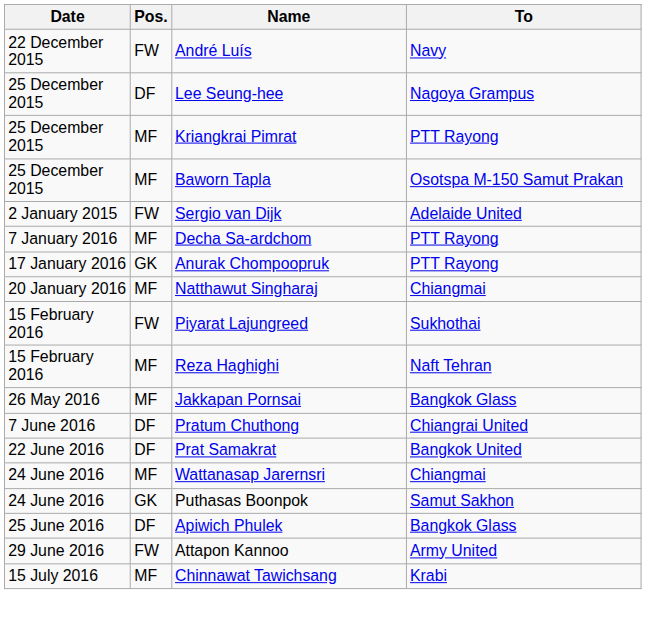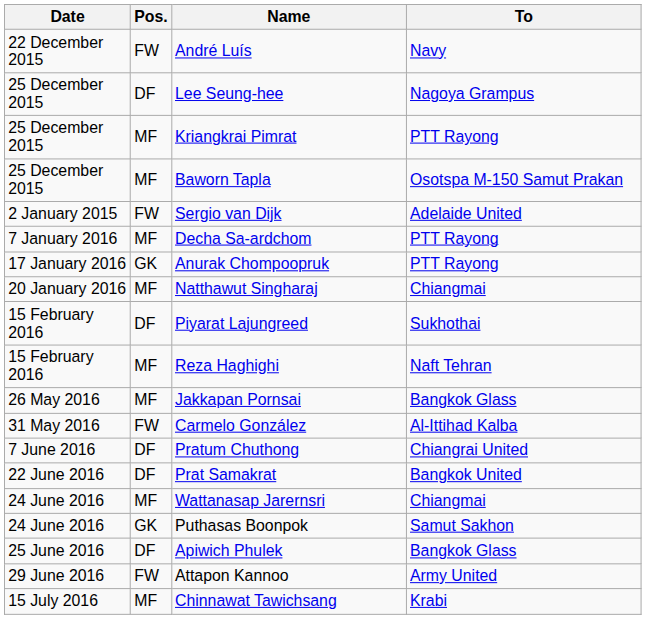(147, 323) FW -> (145, 323) DF
+ row: (241, 425)
